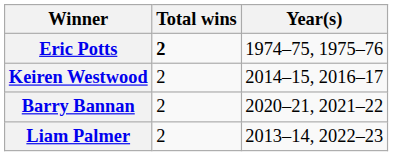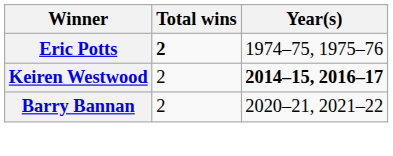(314, 77) normal -> (314, 77) bold
- row: (78, 135)
